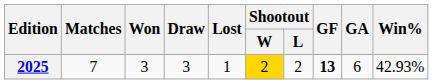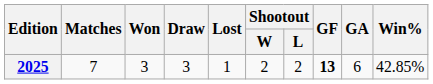(264, 66) gold background -> (264, 66) no background
(400, 66) 42.93% -> (400, 66) 42.85%
